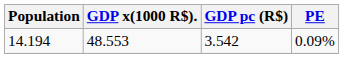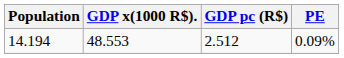(222, 41) 3.542 -> (222, 41) 2.512
